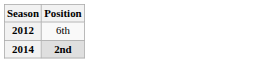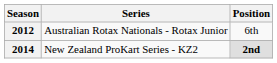+ column: (136, 13)
